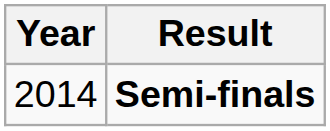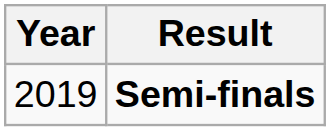(56, 93) 2014 -> (56, 93) 2019
